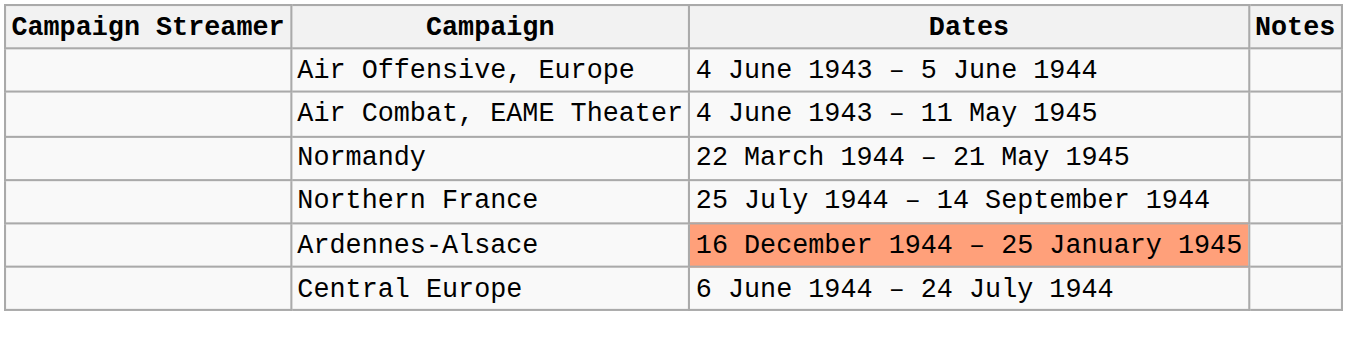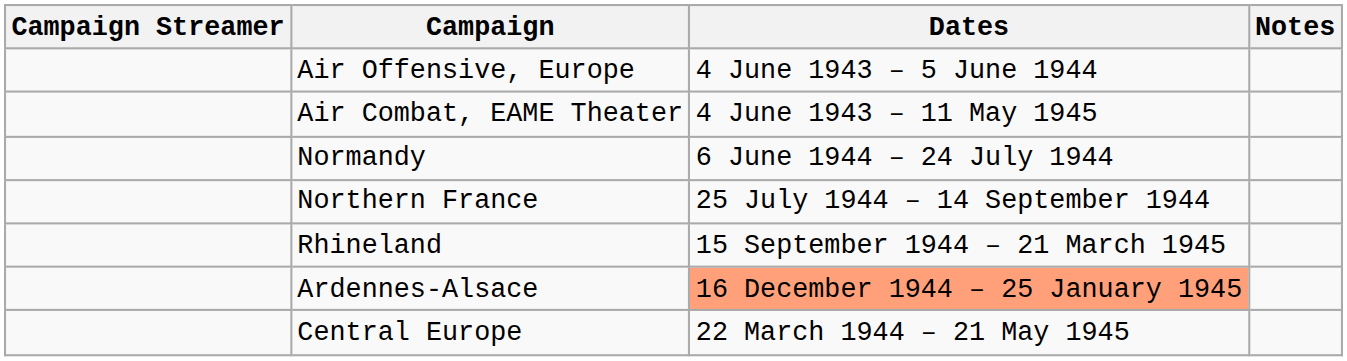(913, 158) 22 March 1944 – 21 May 1945 -> (905, 158) 6 June 1944 – 24 July 1944
+ row: (370, 245)
(905, 289) 6 June 1944 – 24 July 1944 -> (913, 332) 22 March 1944 – 21 May 1945
